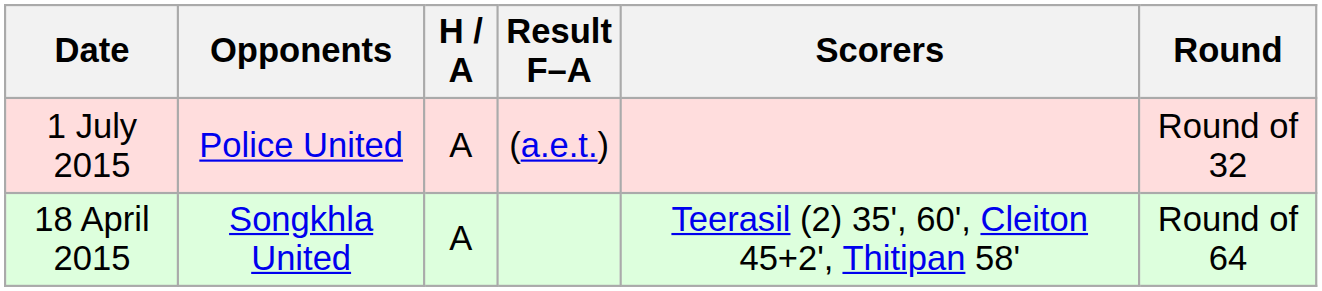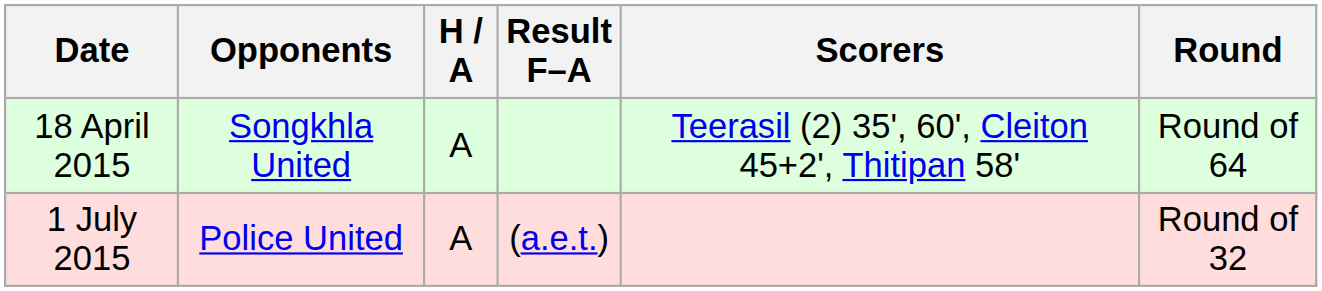rows swapped: (92, 238) <-> (92, 145)
